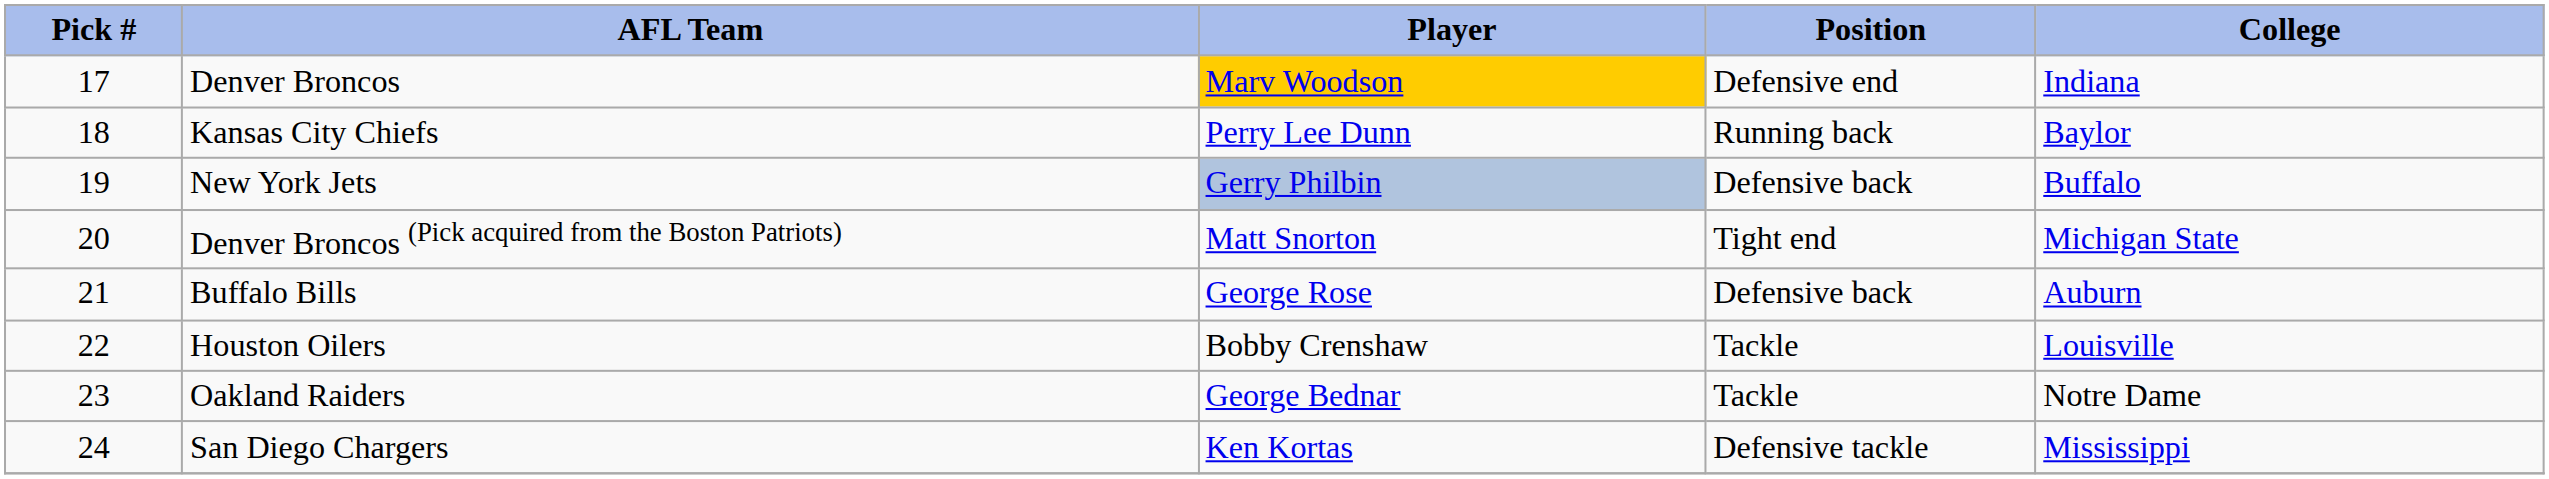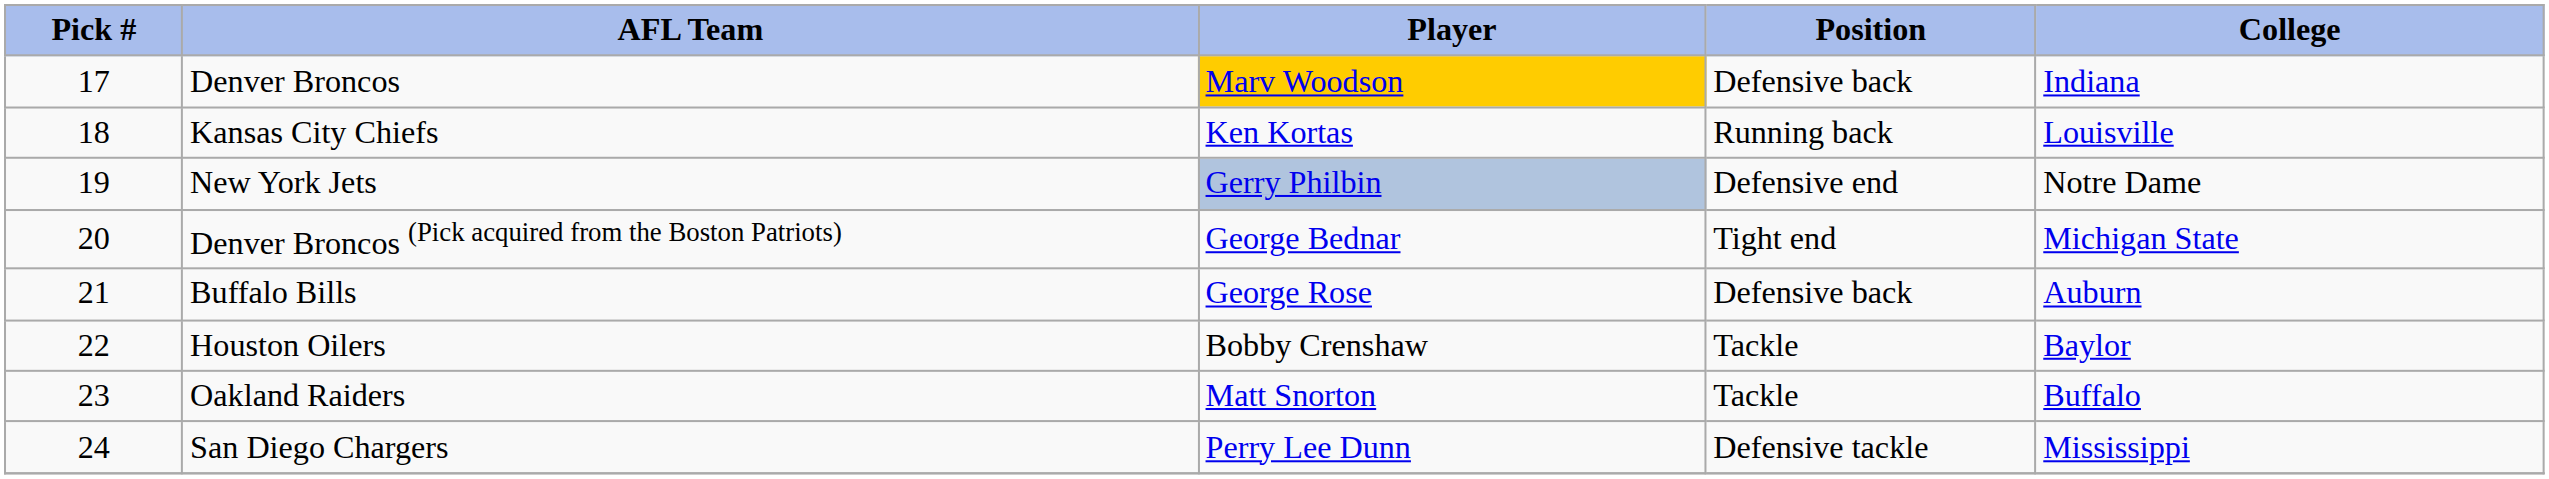(1806, 81) Defensive end -> (1813, 81) Defensive back
(1308, 132) Perry Lee Dunn -> (1279, 132) Ken Kortas
(2087, 132) Baylor -> (2108, 132) Louisville
(1813, 183) Defensive back -> (1806, 183) Defensive end
(2092, 183) Buffalo -> (2122, 183) Notre Dame
(1291, 238) Matt Snorton -> (1303, 238) George Bednar
(2108, 344) Louisville -> (2087, 344) Baylor
(1303, 395) George Bednar -> (1291, 395) Matt Snorton
(2122, 395) Notre Dame -> (2092, 395) Buffalo
(1279, 446) Ken Kortas -> (1308, 446) Perry Lee Dunn
